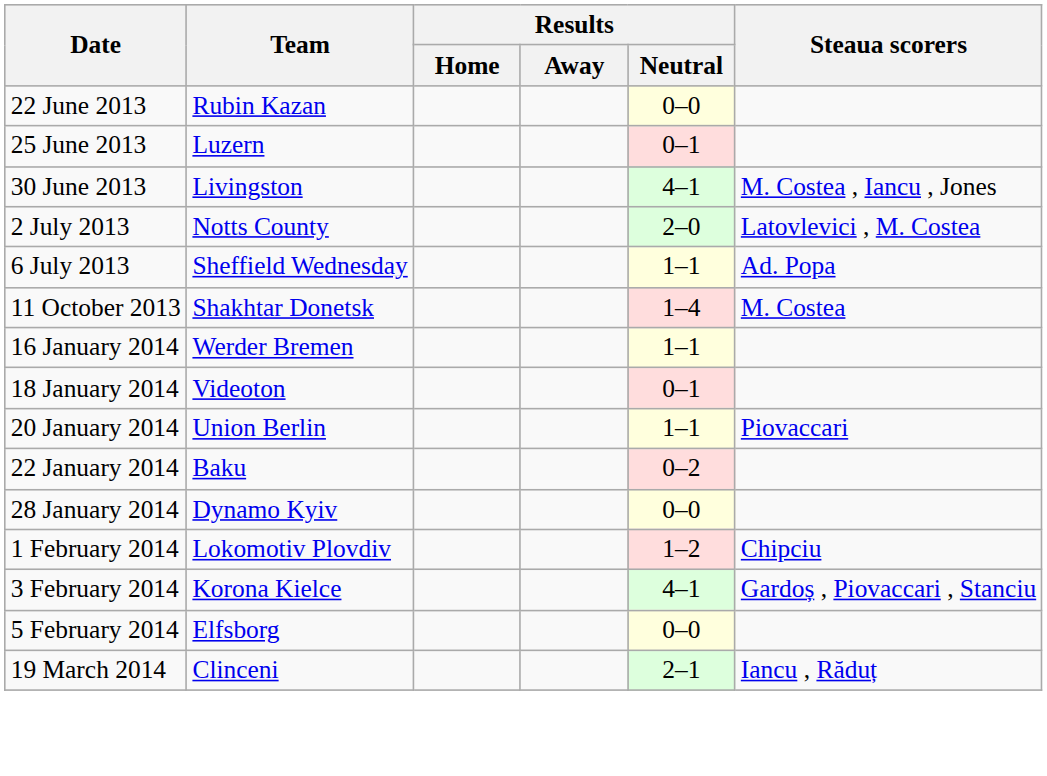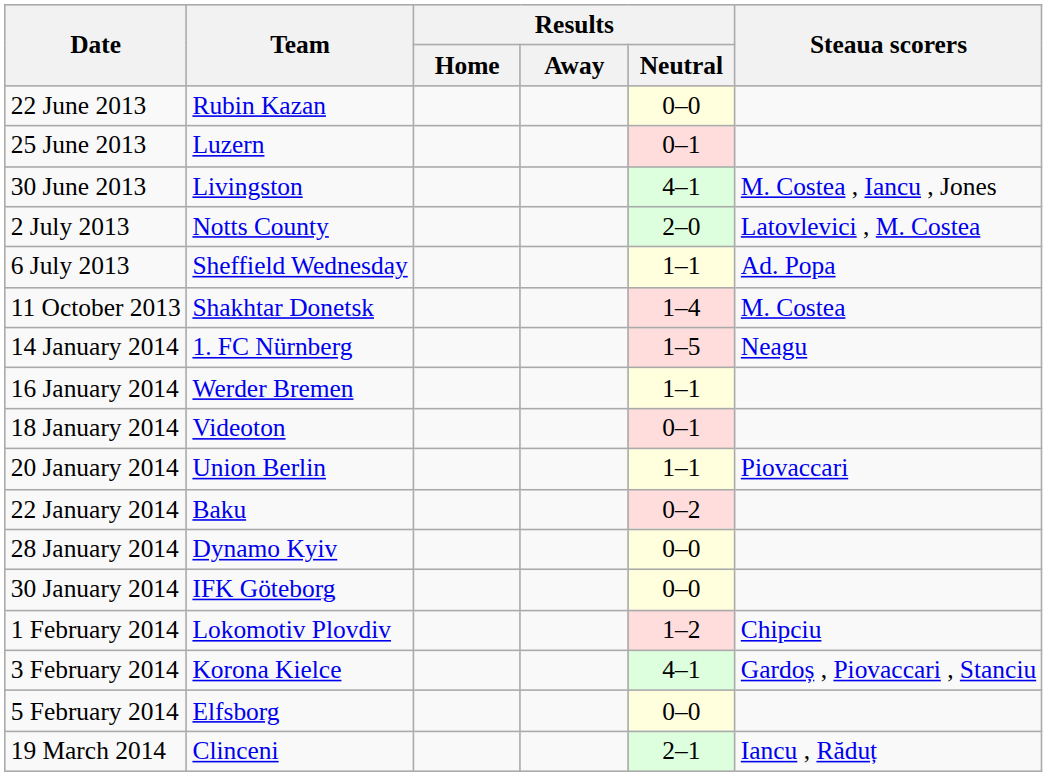+ row: (95, 347)
+ row: (95, 589)
